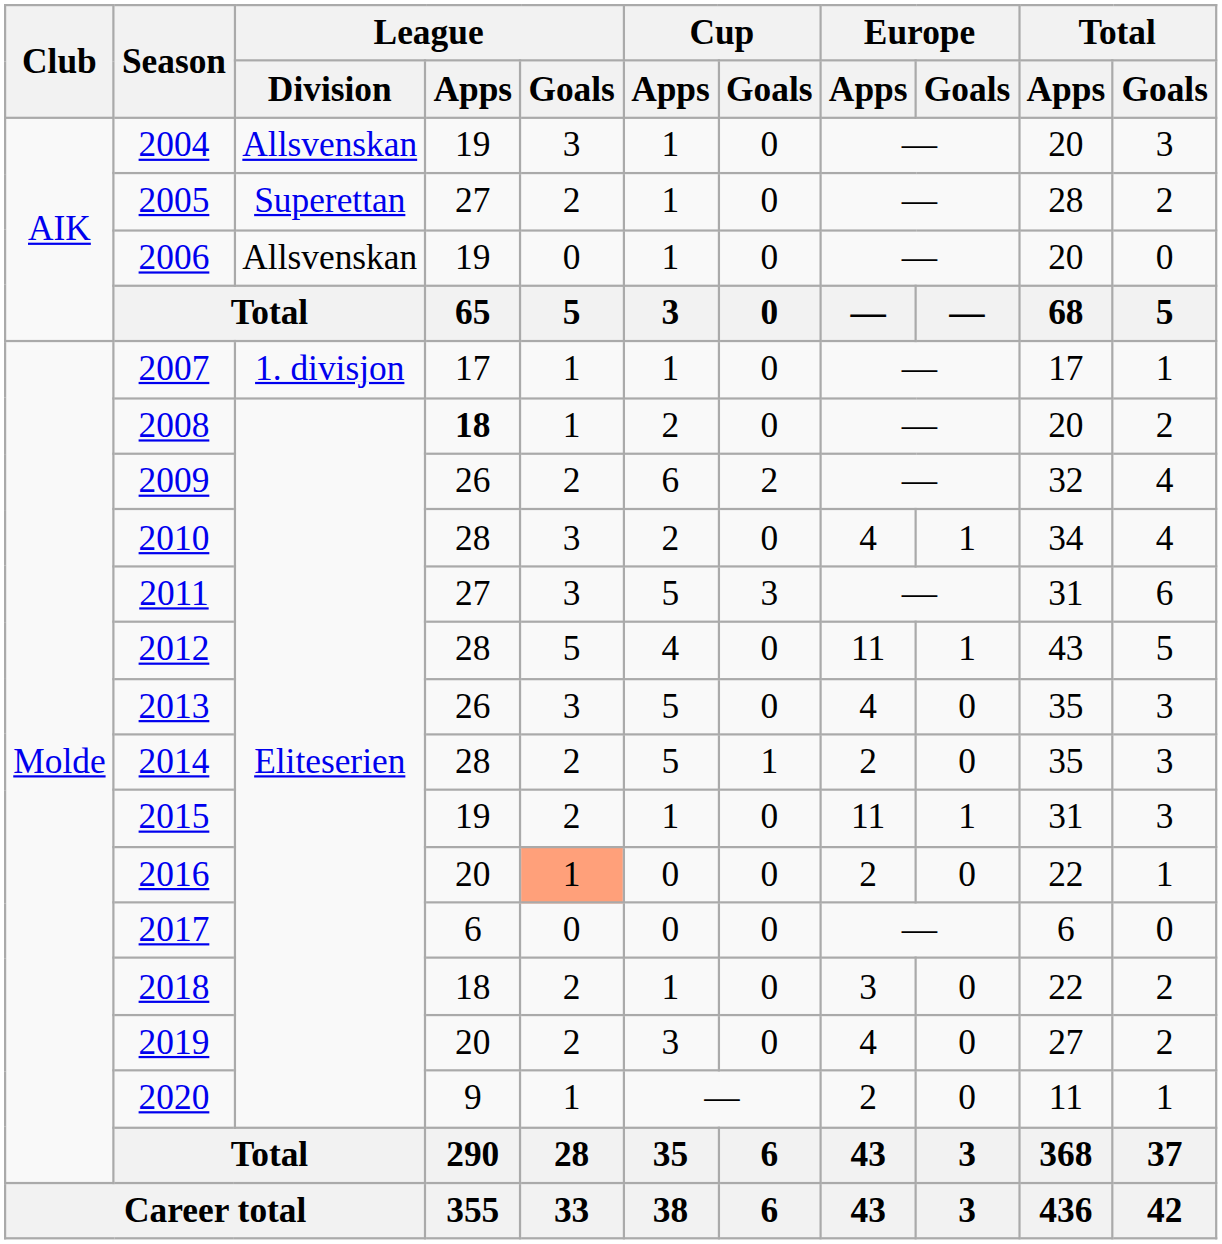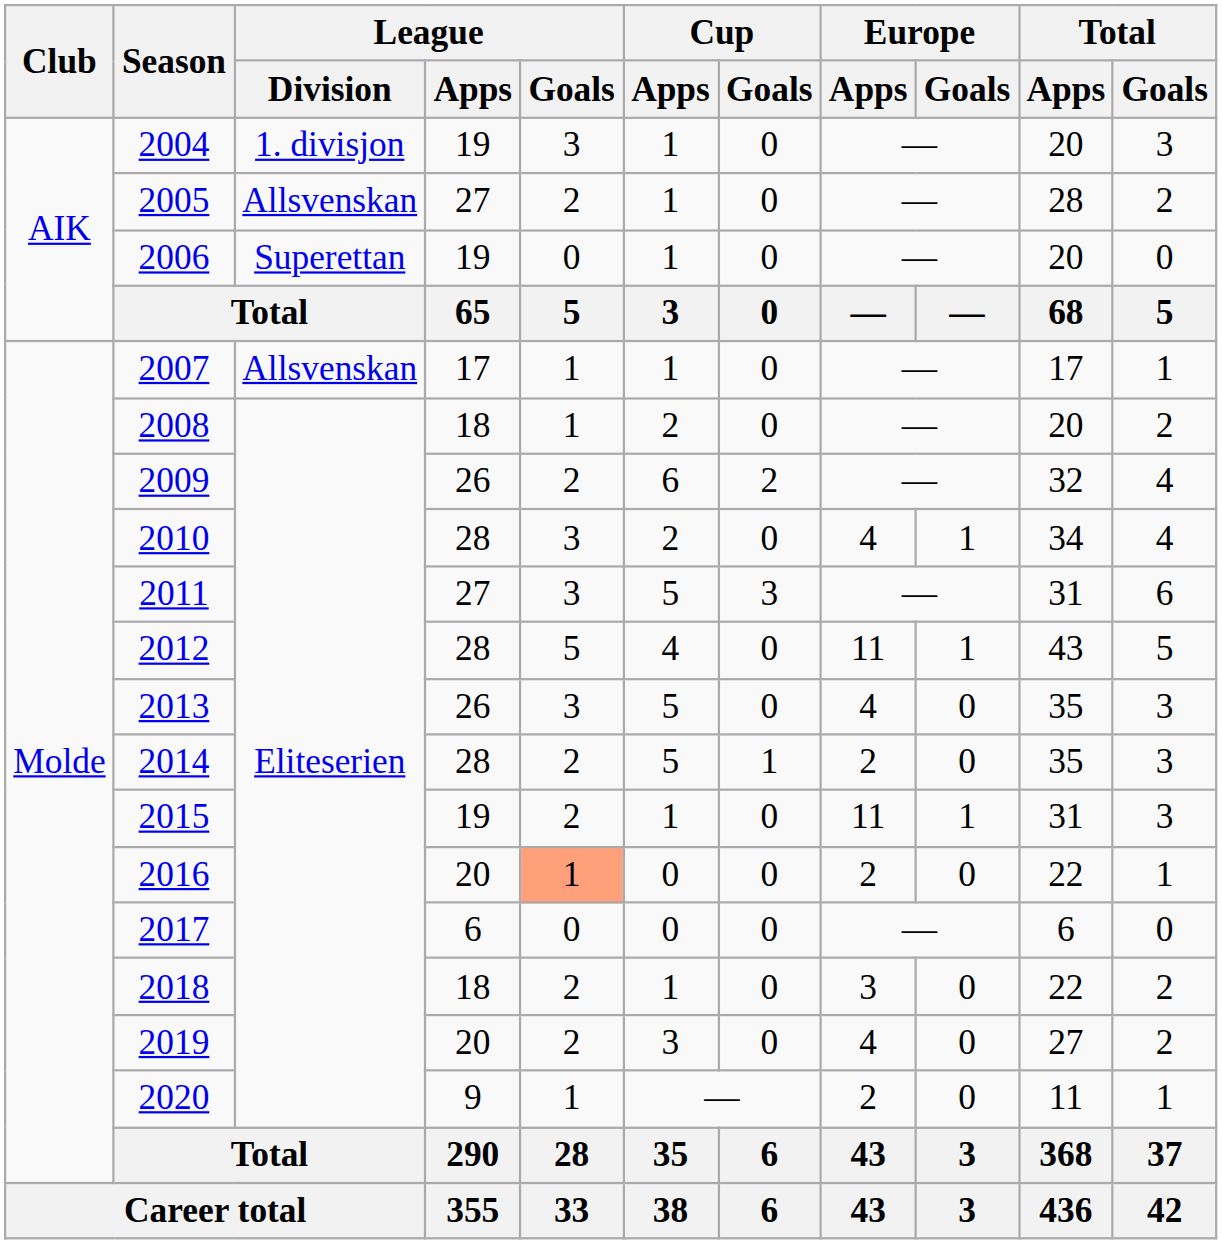(330, 144) Allsvenskan -> (330, 144) 1. divisjon
(330, 200) Superettan -> (330, 200) Allsvenskan
(330, 256) Allsvenskan -> (330, 256) Superettan
(330, 369) 1. divisjon -> (330, 369) Allsvenskan
(473, 425) bold -> (473, 425) normal
